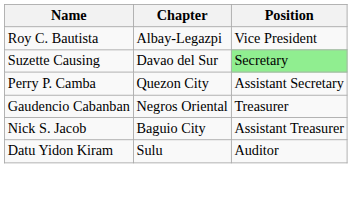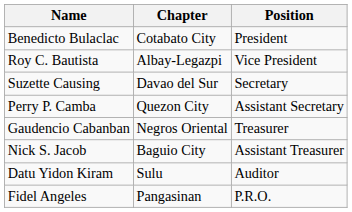+ row: (63, 38)
(261, 60) lightgreen background -> (261, 83) no background
+ row: (47, 196)
